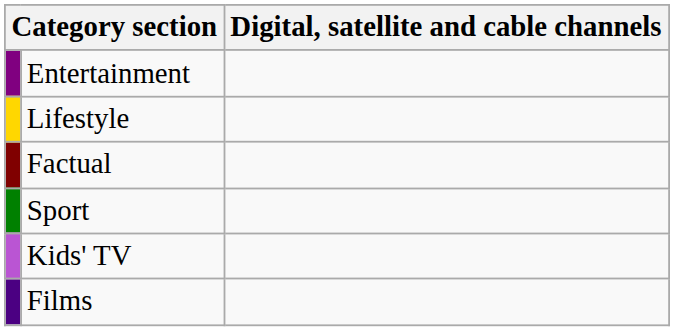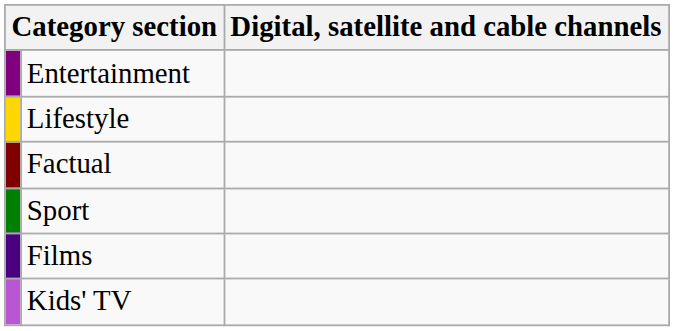rows swapped: (60, 301) <-> (79, 255)
